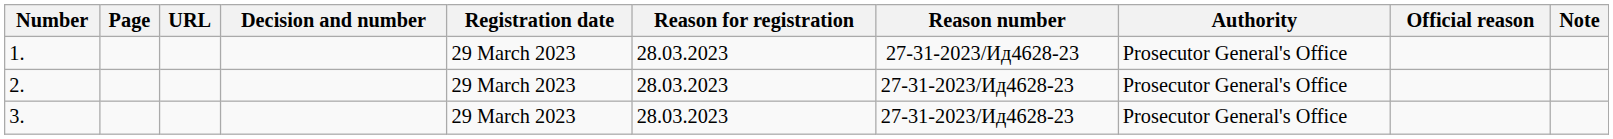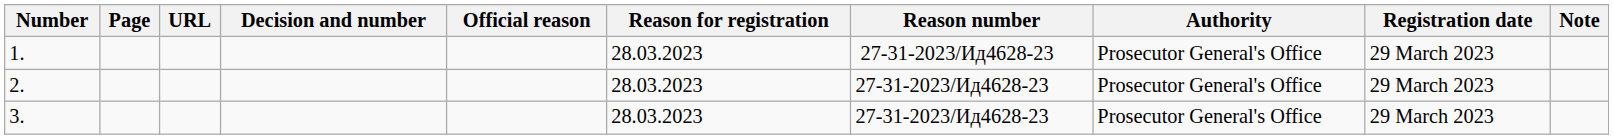columns swapped: (1470, 20) <-> (539, 20)
